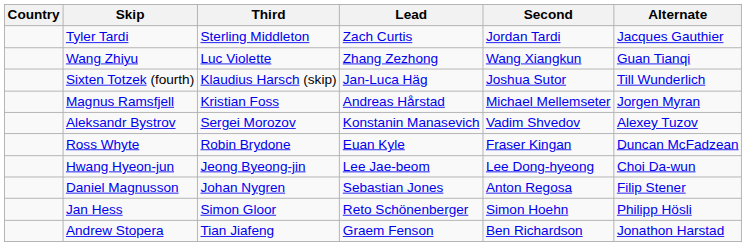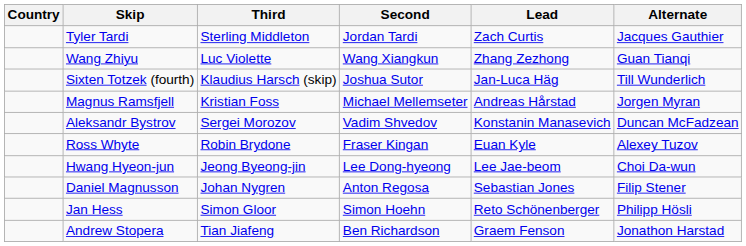columns swapped: (548, 15) <-> (411, 15)
(657, 123) Alexey Tuzov -> (678, 123) Duncan McFadzean
(678, 144) Duncan McFadzean -> (657, 144) Alexey Tuzov
